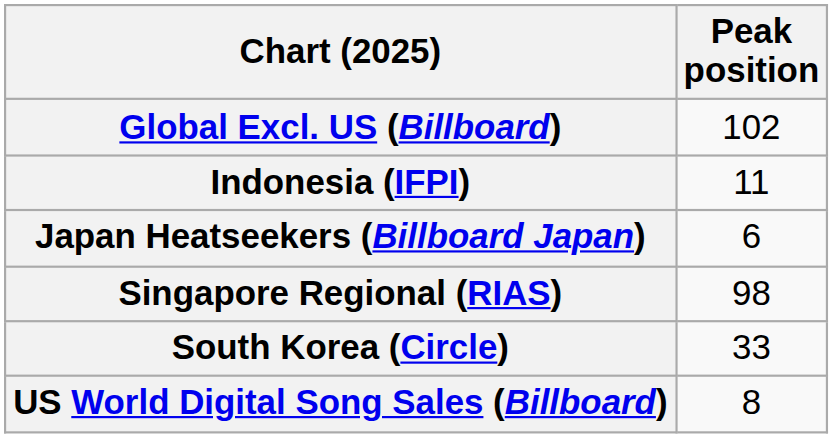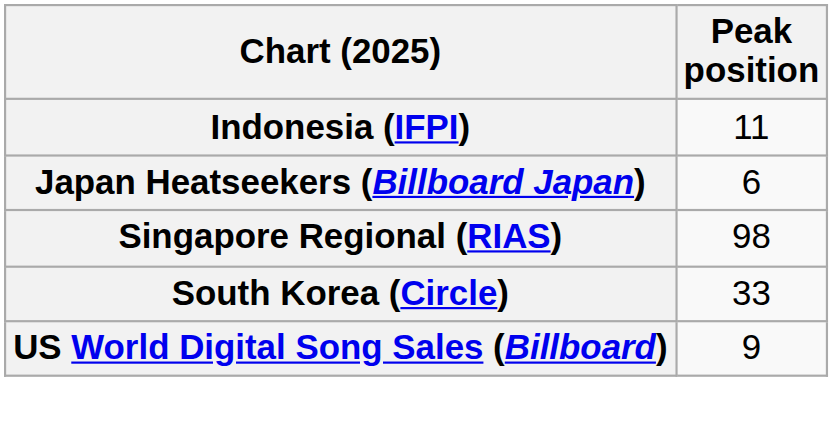- row: (340, 126)
(751, 403) 8 -> (751, 347) 9
